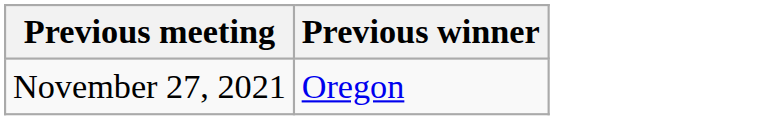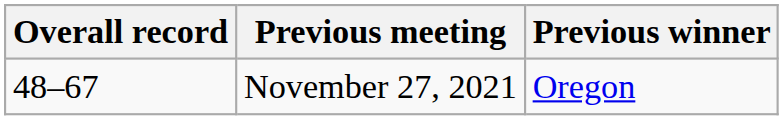+ column: (121, 31)
